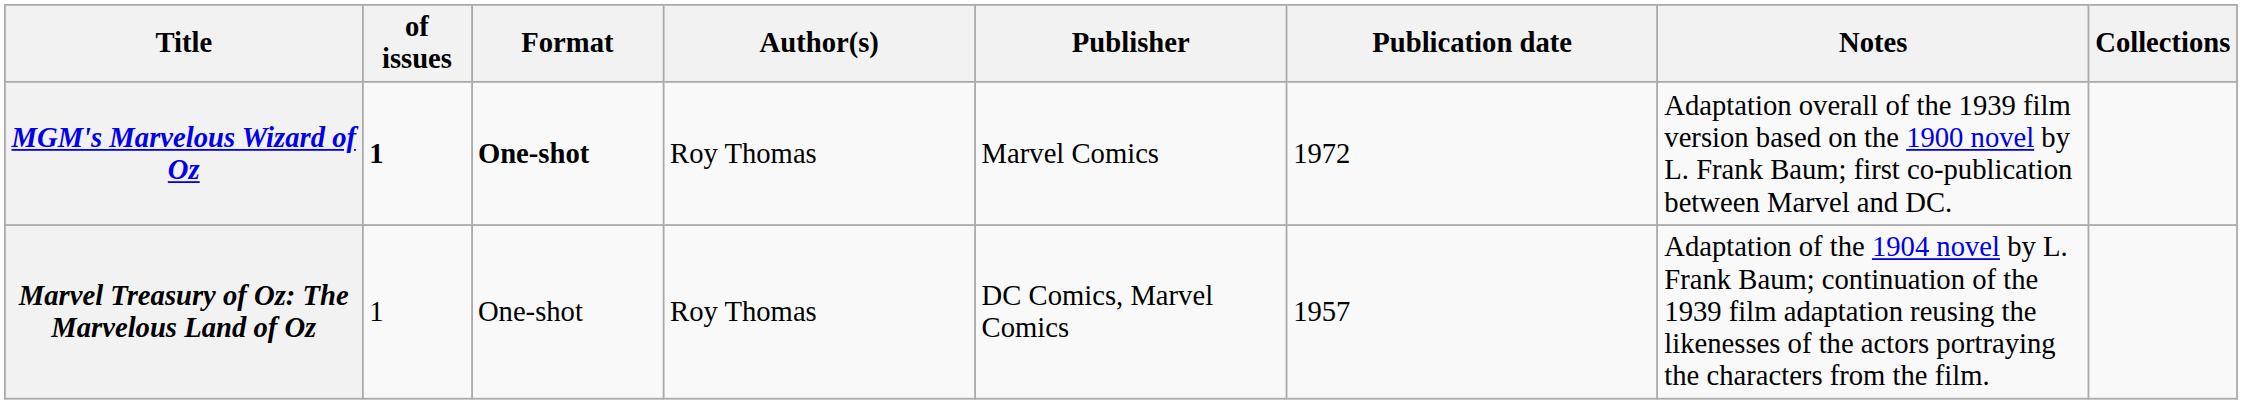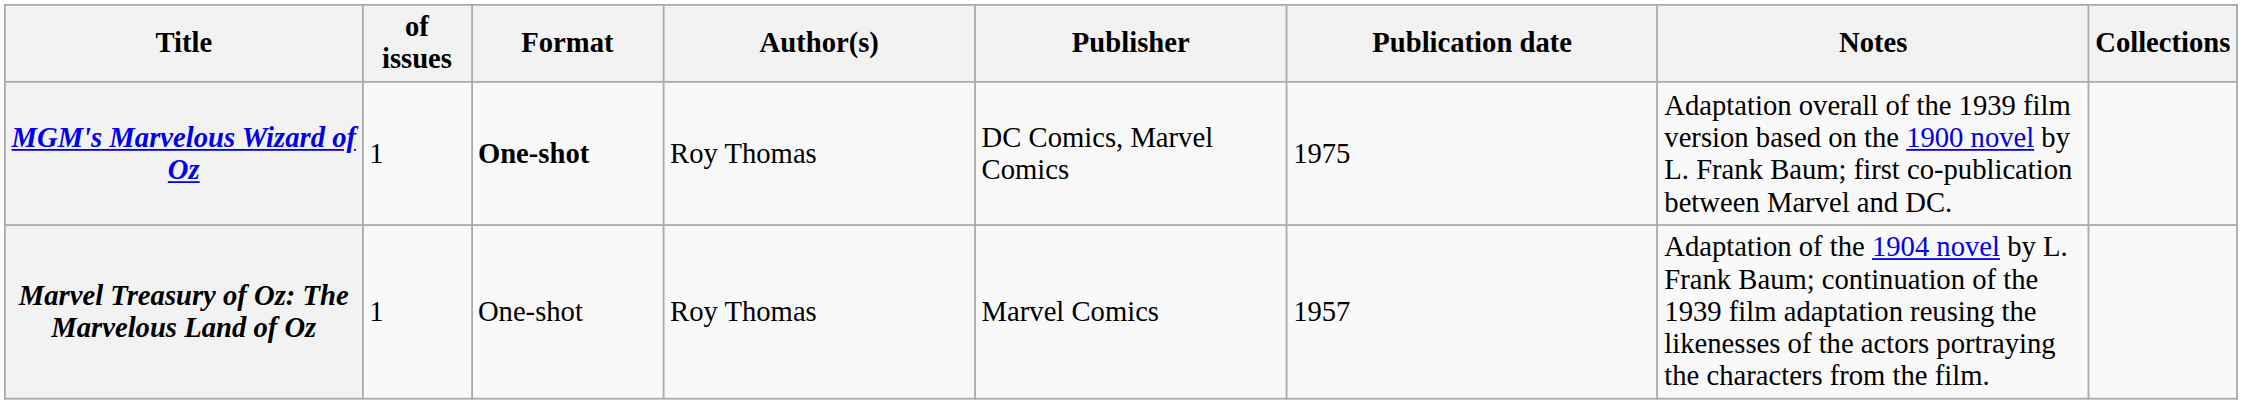(376, 153) bold -> (376, 153) normal
(1070, 153) Marvel Comics -> (1097, 153) DC Comics, Marvel Comics
(1322, 153) 1972 -> (1322, 153) 1975
(1097, 311) DC Comics, Marvel Comics -> (1070, 311) Marvel Comics
